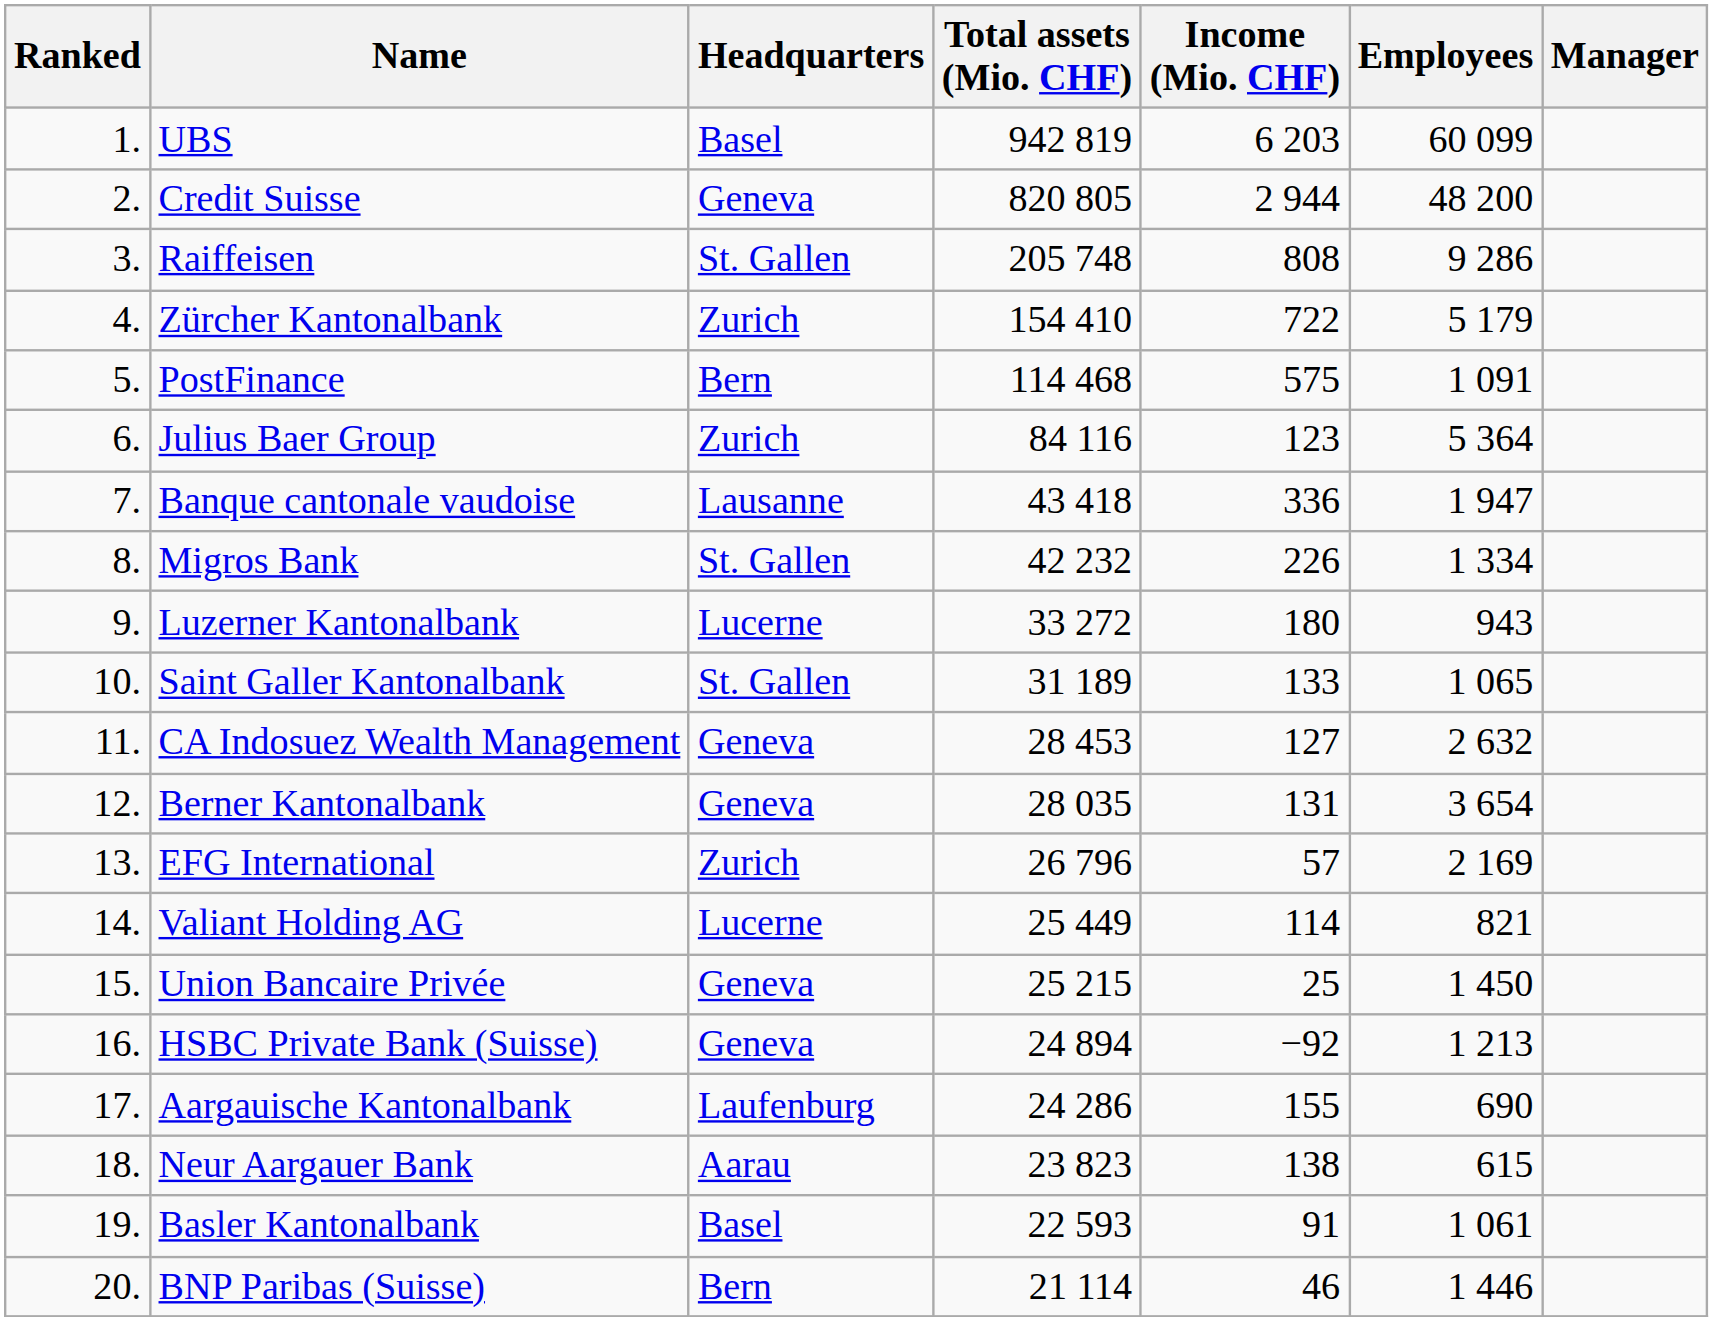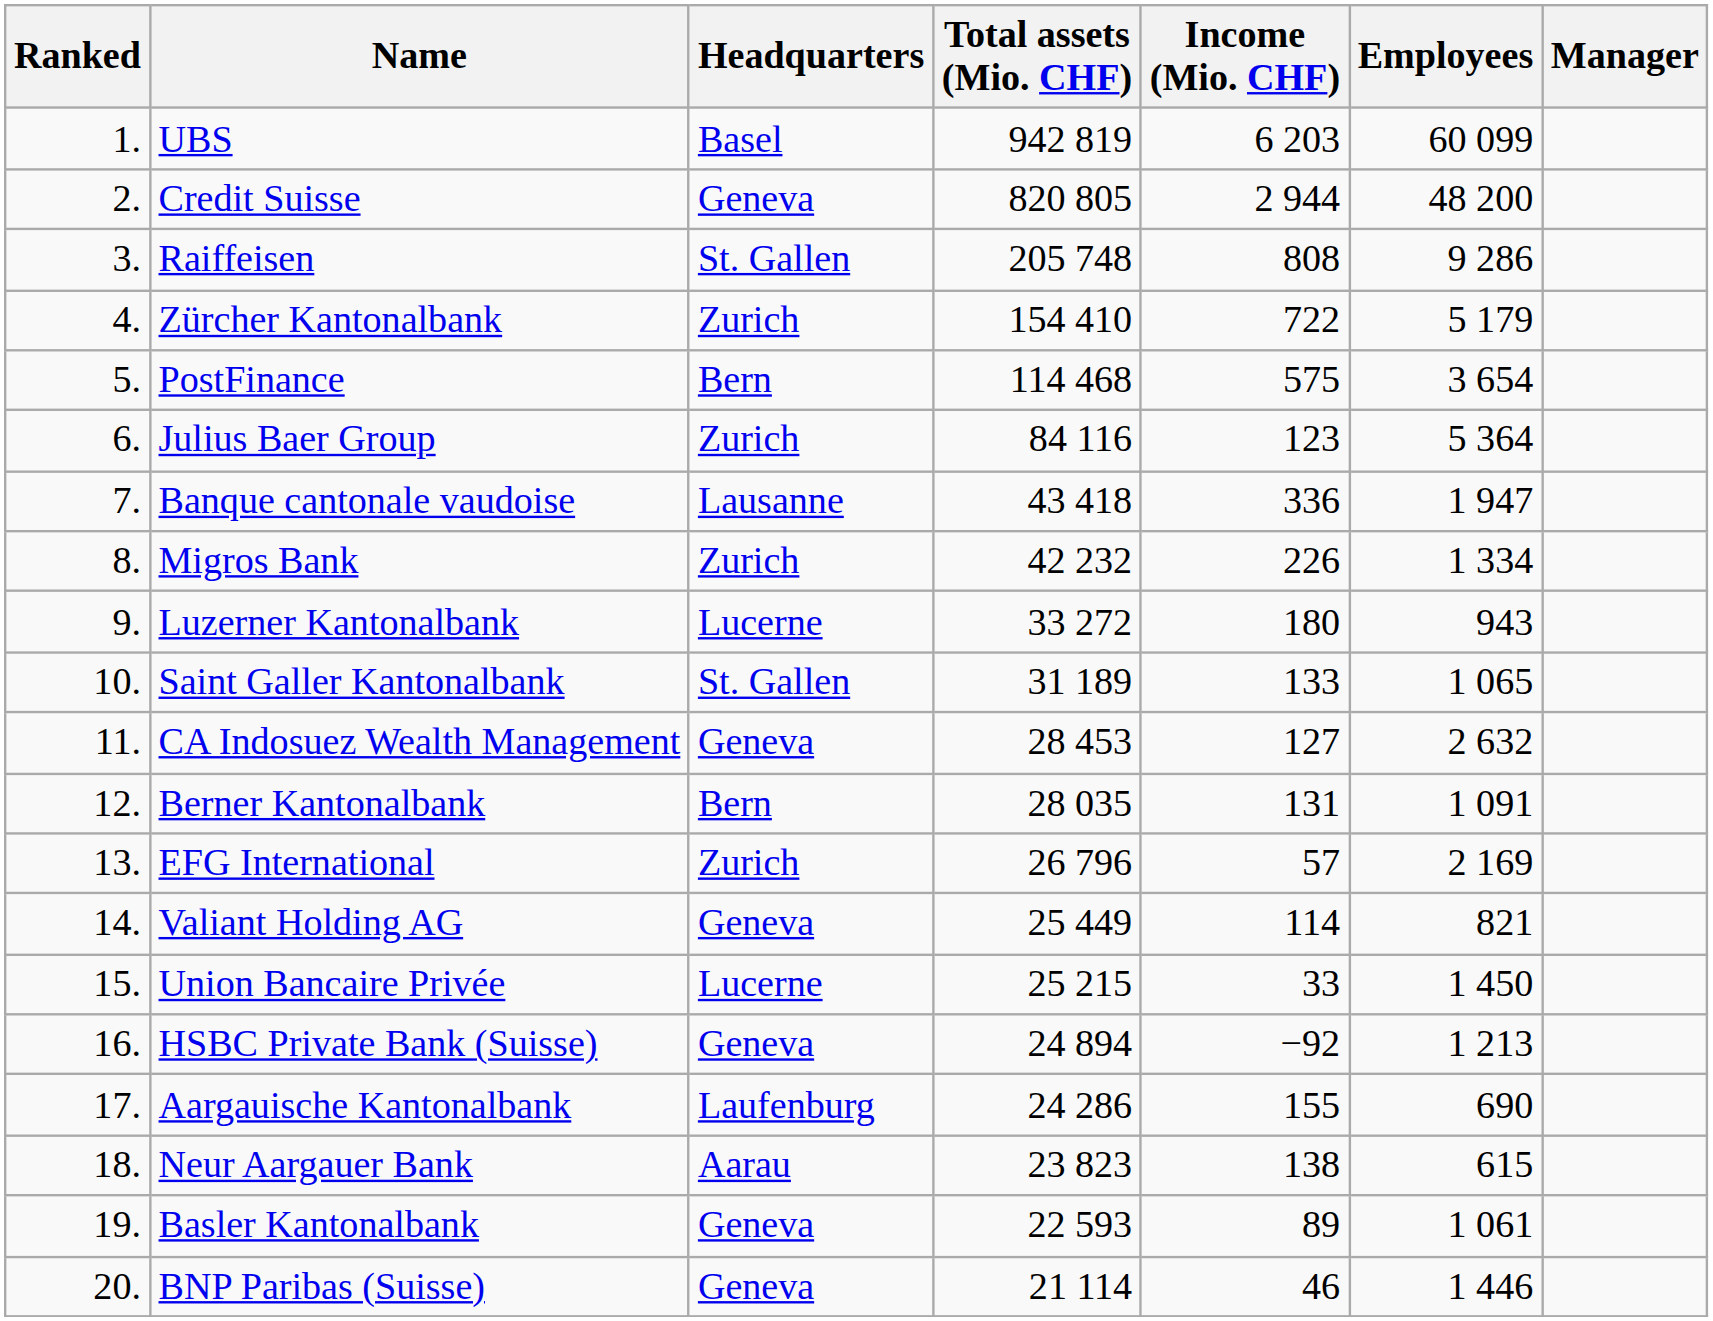(1490, 379) 1 091 -> (1490, 379) 3 654
(774, 560) St. Gallen -> (749, 560) Zurich
(756, 802) Geneva -> (735, 802) Bern
(1490, 802) 3 654 -> (1490, 802) 1 091
(760, 923) Lucerne -> (756, 923) Geneva
(756, 983) Geneva -> (760, 983) Lucerne
(1321, 983) 25 -> (1321, 983) 33
(740, 1224) Basel -> (756, 1224) Geneva
(1321, 1224) 91 -> (1321, 1224) 89
(735, 1285) Bern -> (756, 1285) Geneva
